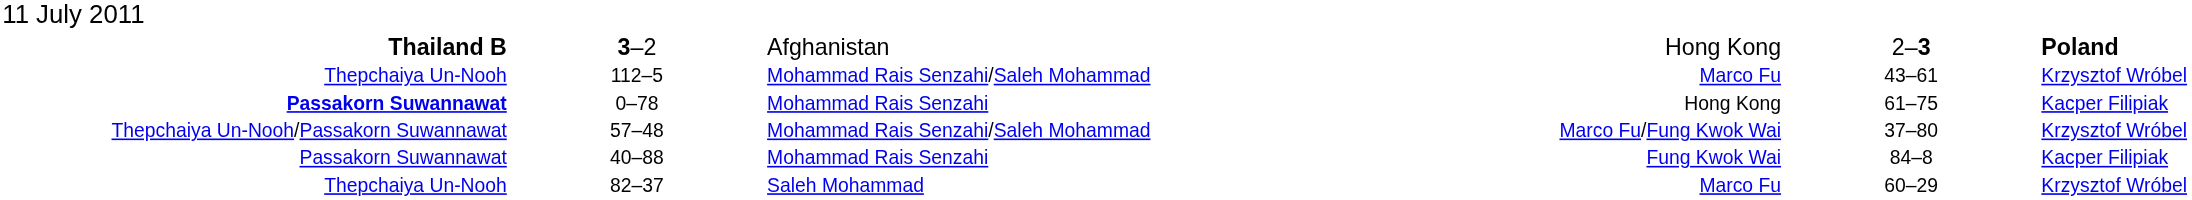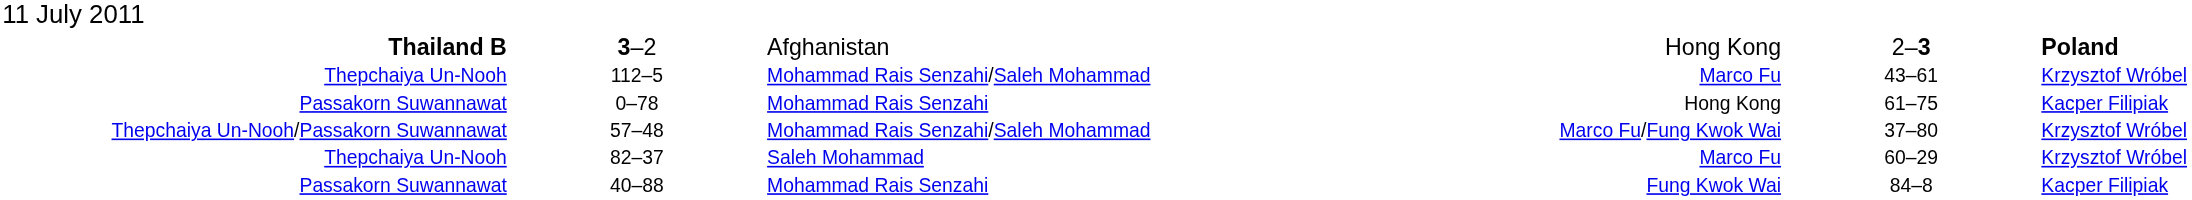(397, 103) bold -> (403, 103) normal
rows swapped: (637, 158) <-> (637, 185)
